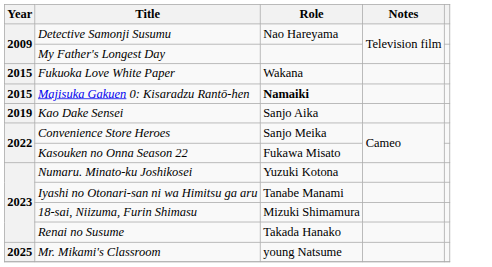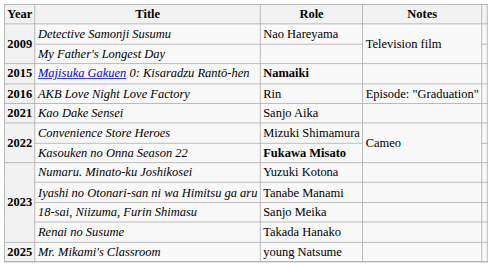- row: (106, 73)
+ row: (114, 93)
(20, 113) 2019 -> (20, 113) 2021
(295, 133) Sanjo Meika -> (312, 133) Mizuki Shimamura
(302, 152) normal -> (305, 152) bold
(312, 212) Mizuki Shimamura -> (295, 212) Sanjo Meika
